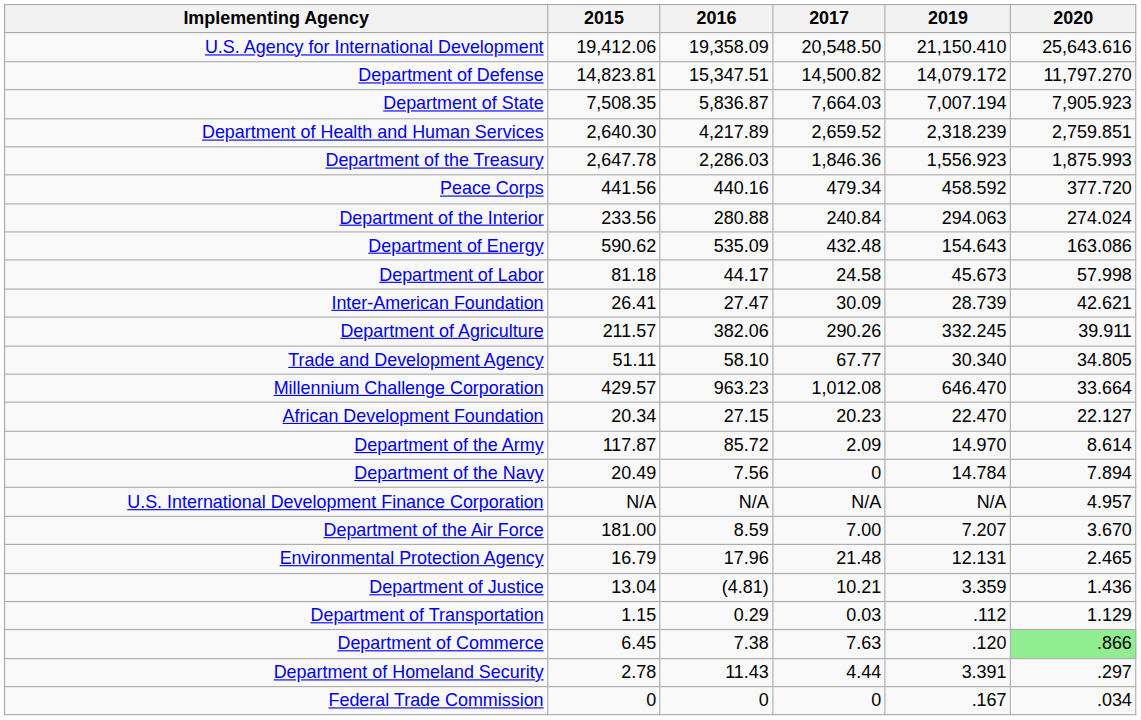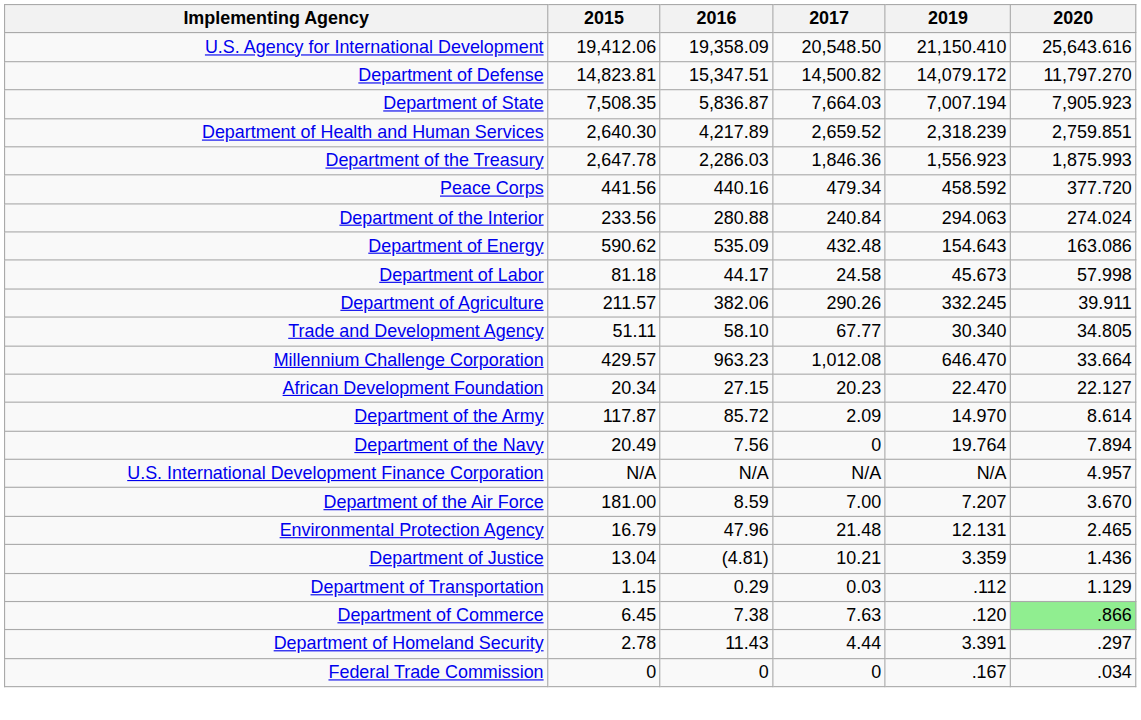- row: (438, 302)
(979, 473) 14.784 -> (979, 445) 19.764
(746, 558) 17.96 -> (746, 530) 47.96
